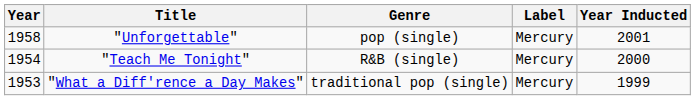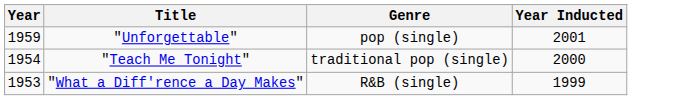- column: (544, 16)
(24, 38) 1958 -> (24, 38) 1959
(410, 61) R&B (single) -> (410, 61) traditional pop (single)
(410, 83) traditional pop (single) -> (410, 83) R&B (single)
